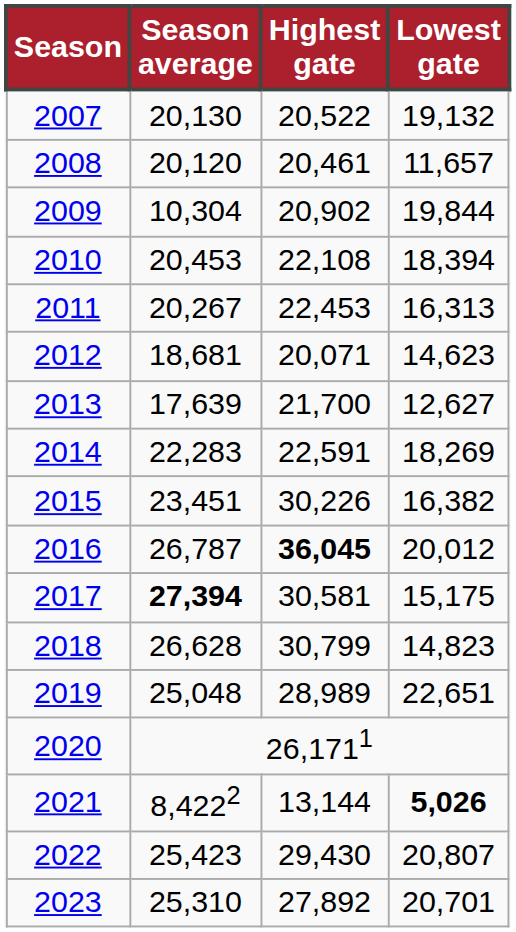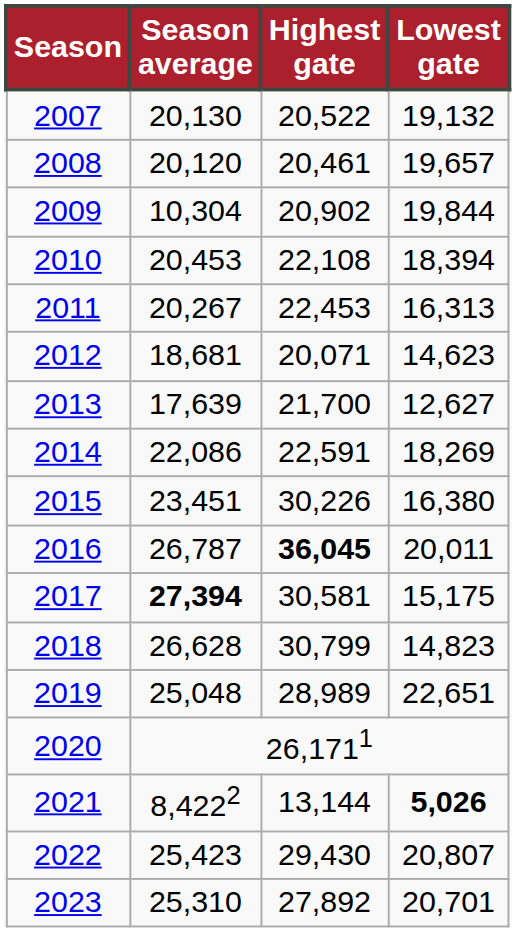(449, 163) 11,657 -> (449, 163) 19,657
(195, 452) 22,283 -> (195, 452) 22,086
(449, 500) 16,382 -> (449, 500) 16,380
(449, 548) 20,012 -> (449, 548) 20,011
